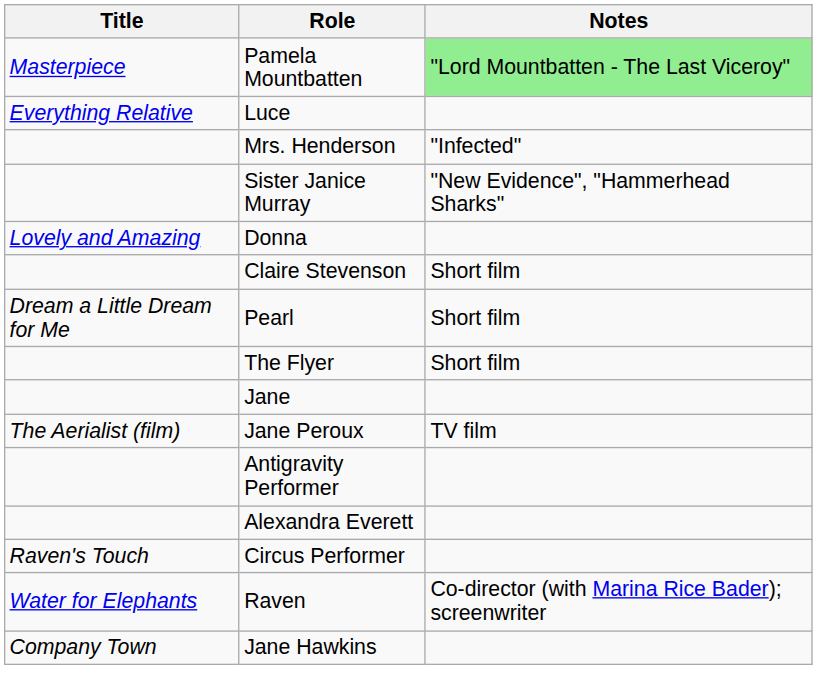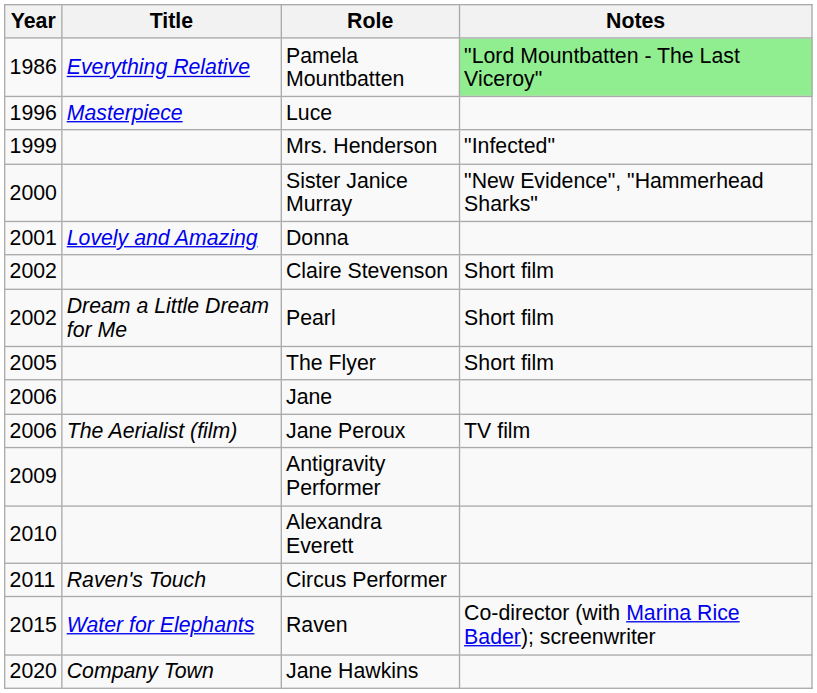+ column: (33, 21)
(68, 67) Masterpiece -> (158, 67) Everything Relative
(101, 112) Everything Relative -> (125, 112) Masterpiece
